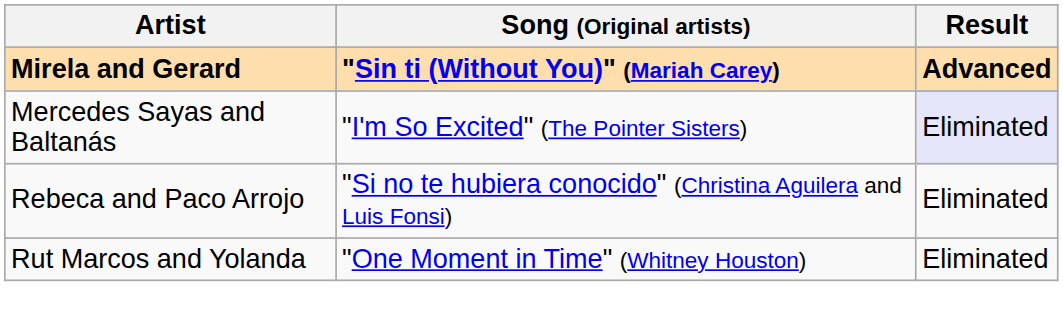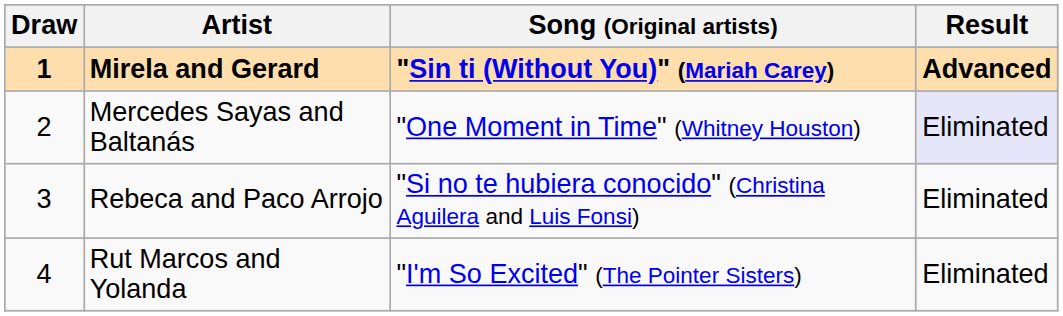+ column: (44, 25)
(545, 126) "I'm So Excited" (The Pointer Sisters) -> (629, 126) "One Moment in Time" (Whitney Houston)
(574, 258) "One Moment in Time" (Whitney Houston) -> (599, 273) "I'm So Excited" (The Pointer Sisters)
